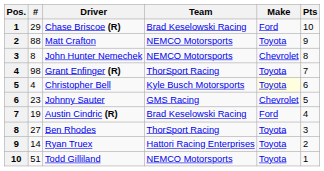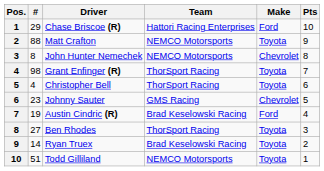(197, 27) Brad Keselowski Racing -> (201, 27) Hattori Racing Enterprises
(196, 85) Kyle Busch Motorsports -> (183, 85) ThorSport Racing
(273, 85) lightyellow background -> (273, 85) no background
(201, 144) Hattori Racing Enterprises -> (197, 144) Brad Keselowski Racing
